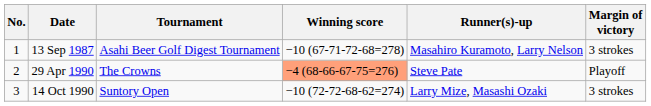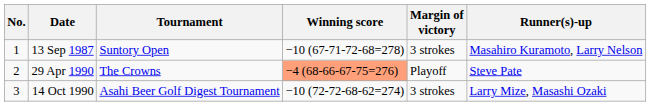columns swapped: (616, 22) <-> (497, 22)
(190, 50) Asahi Beer Golf Digest Tournament -> (134, 50) Suntory Open
(134, 91) Suntory Open -> (190, 91) Asahi Beer Golf Digest Tournament
